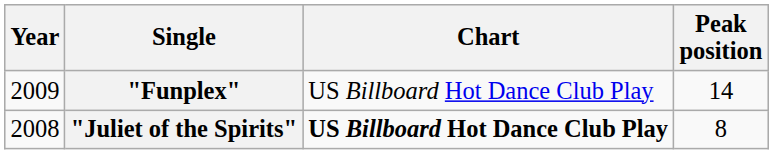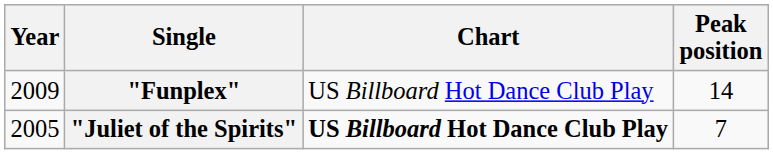(35, 129) 2008 -> (35, 129) 2005
(721, 129) 8 -> (721, 129) 7
